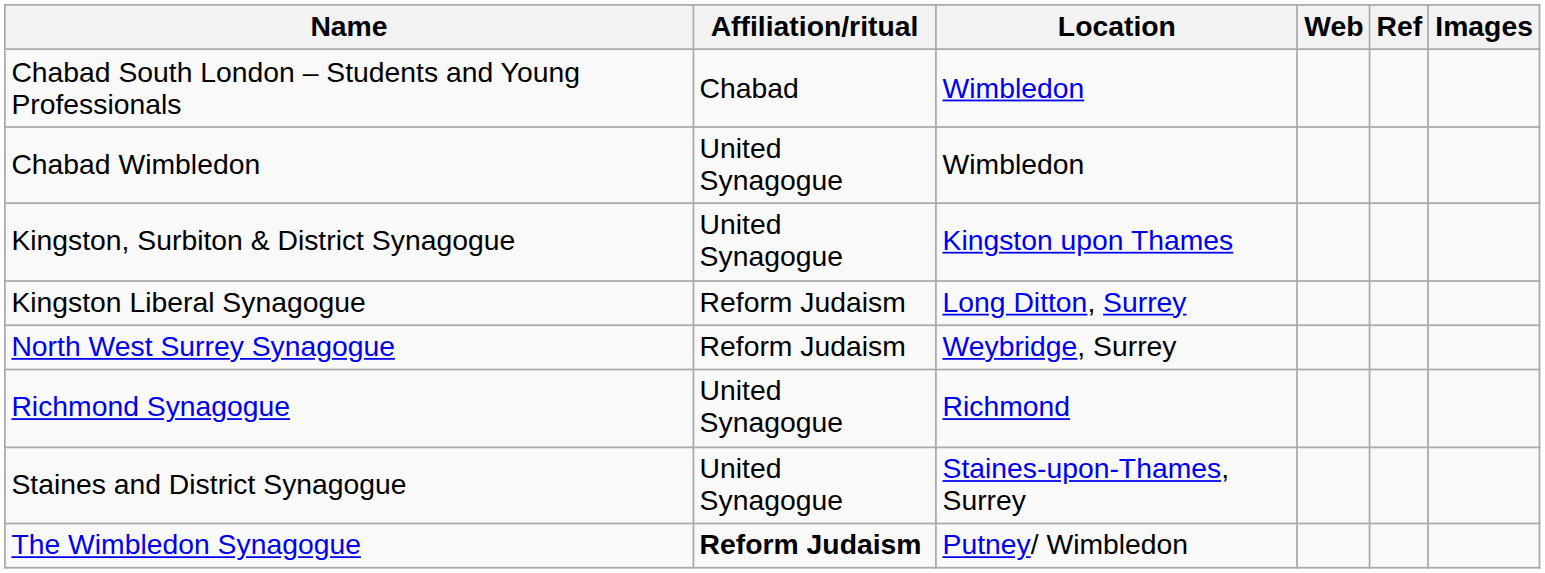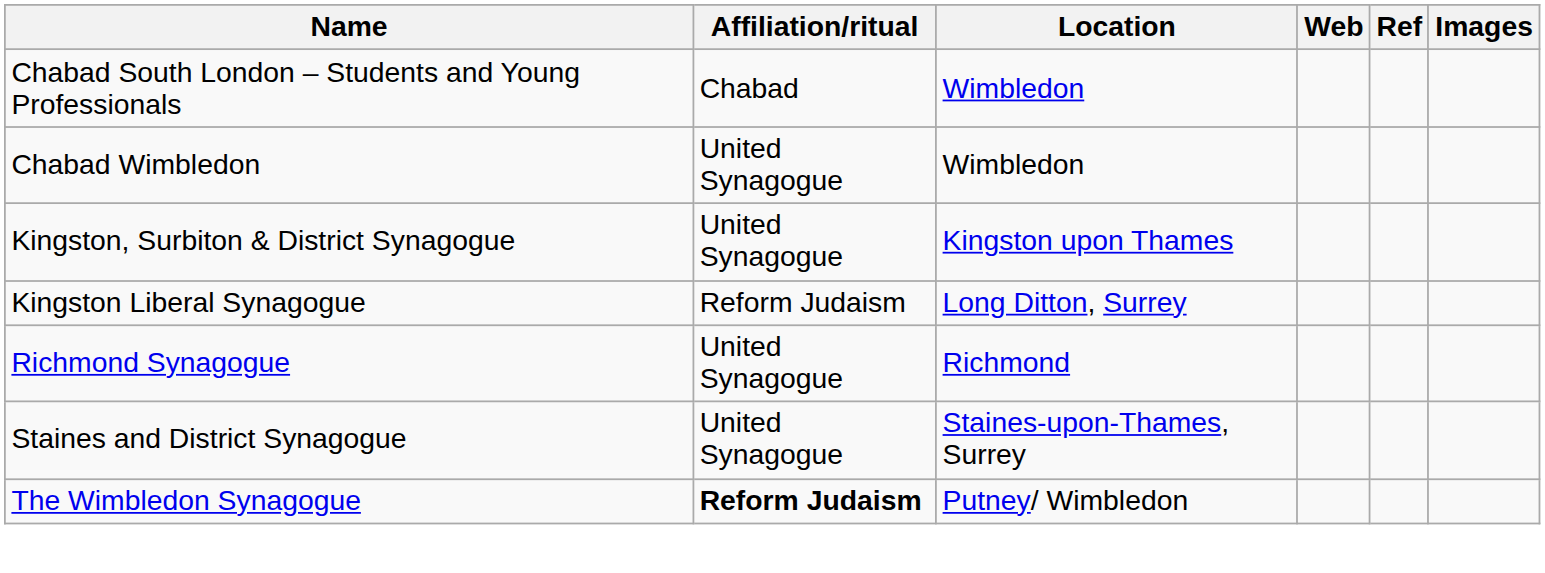- row: (203, 347)
